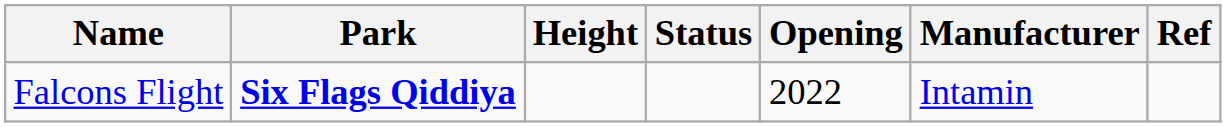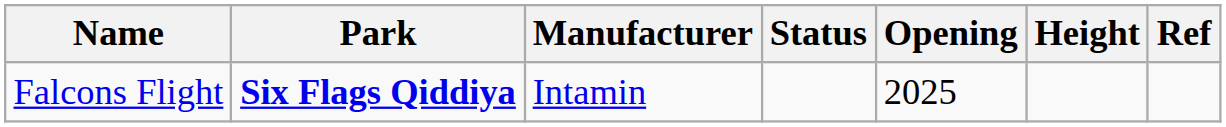columns swapped: (1030, 33) <-> (585, 33)
(805, 91) 2022 -> (920, 91) 2025
